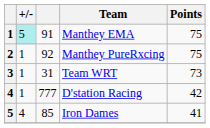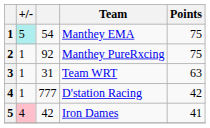(48, 34) 91 -> (48, 34) 54
(196, 73) 73 -> (196, 73) 63
(22, 113) no background -> (22, 113) pink background
(48, 113) 85 -> (48, 113) 42
